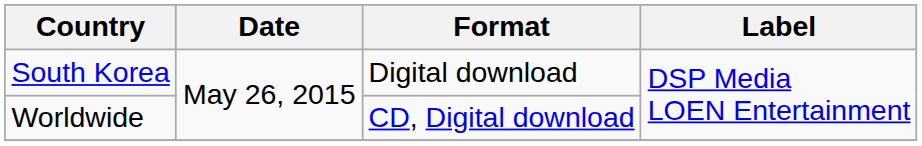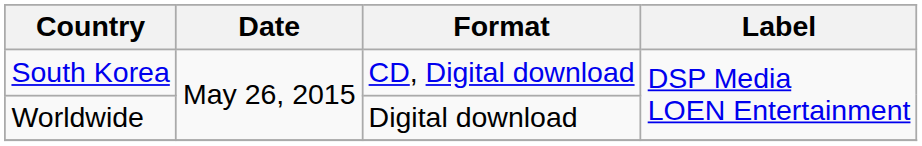(473, 72) Digital download -> (502, 72) CD, Digital download
(502, 117) CD, Digital download -> (473, 117) Digital download
